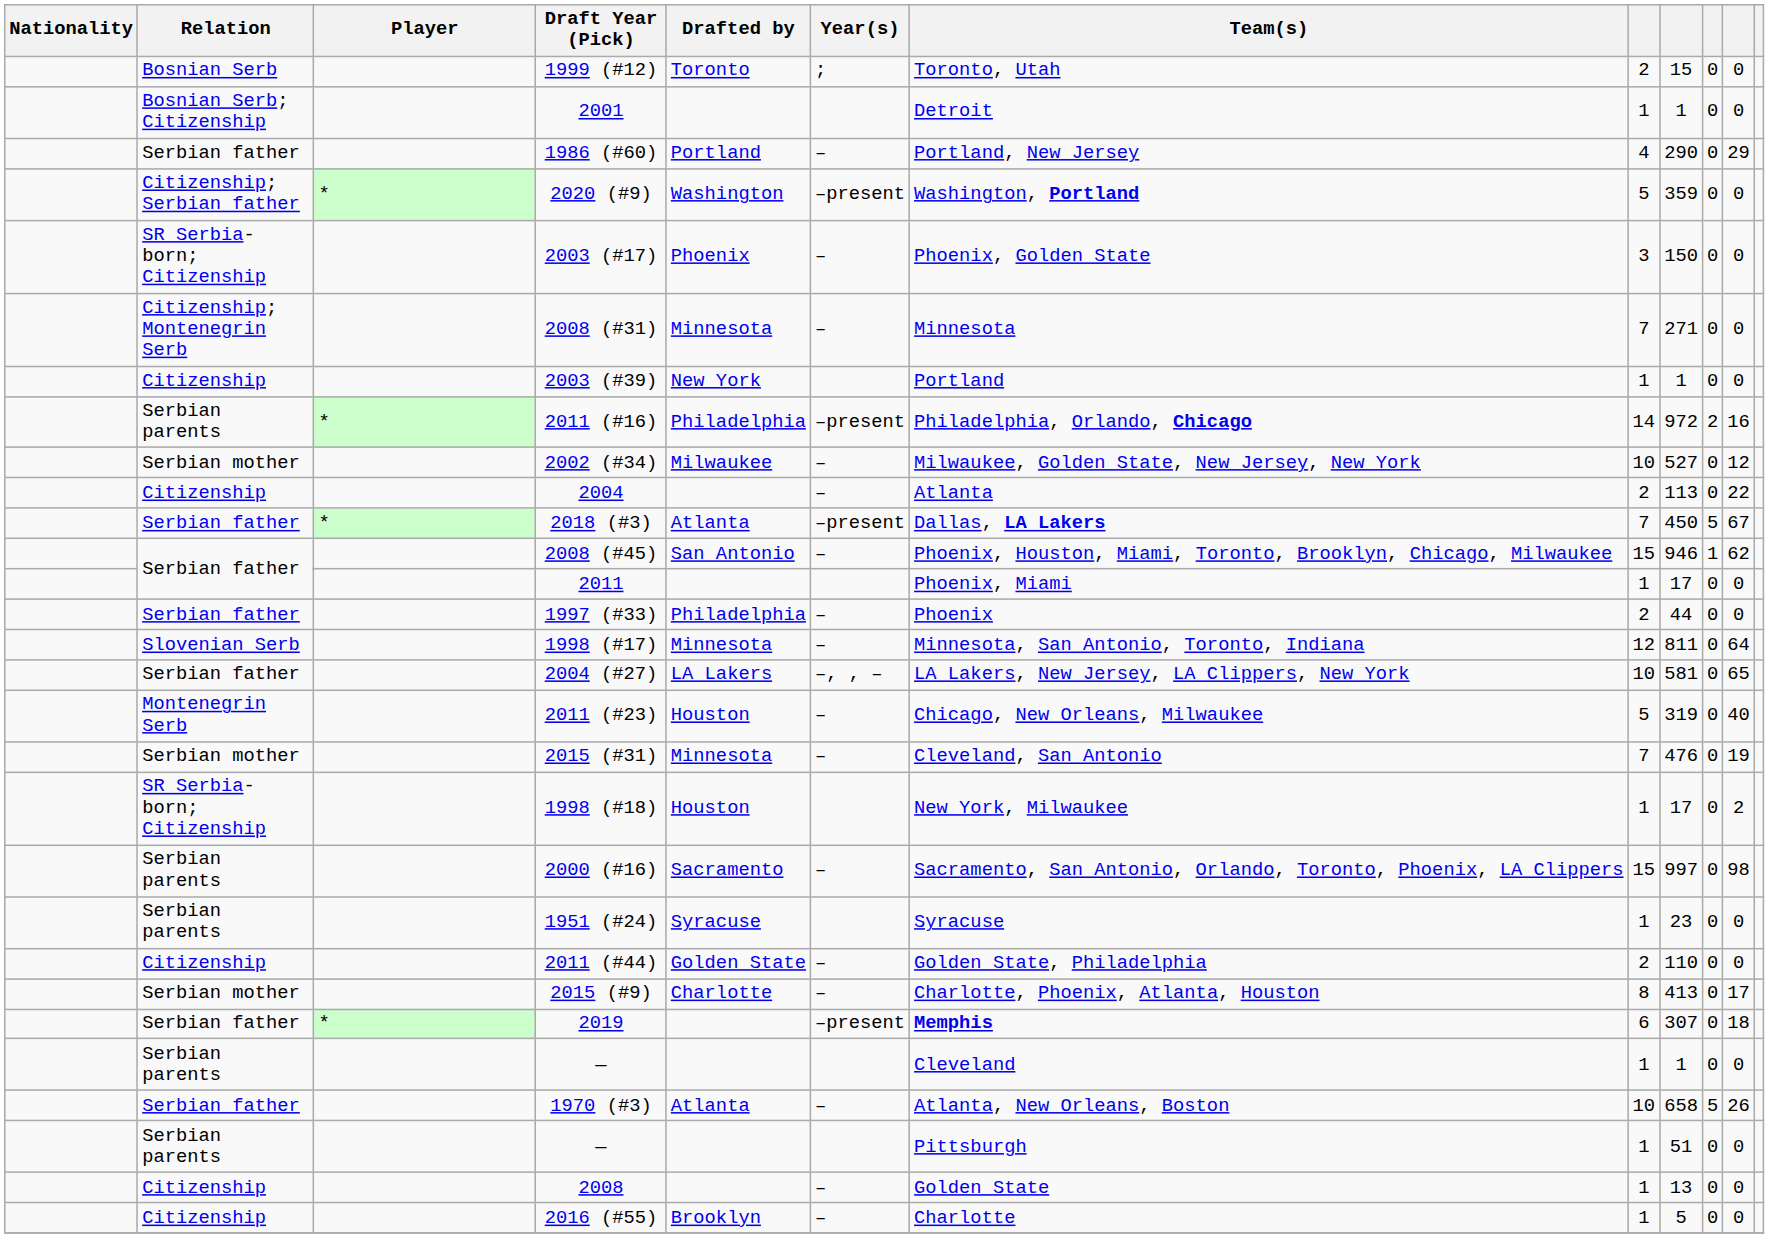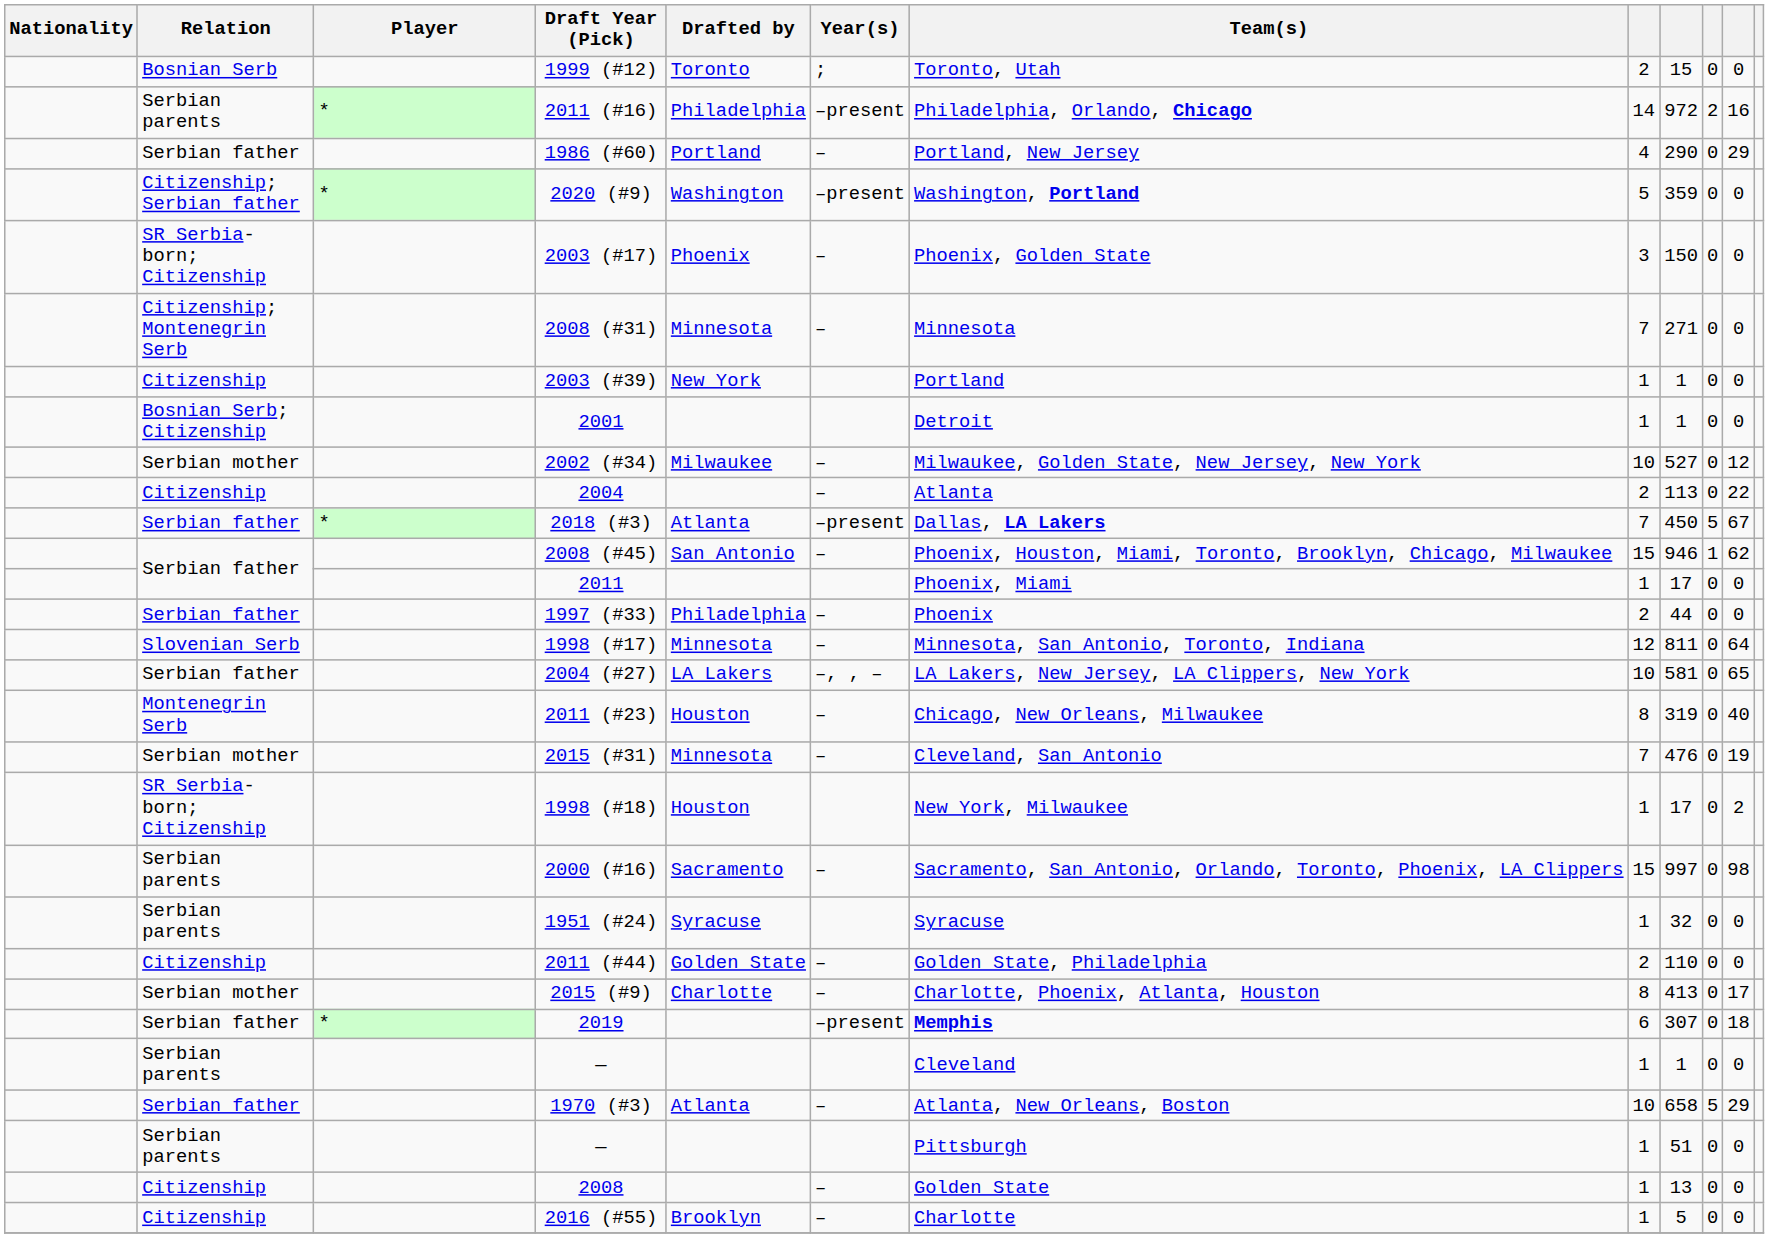rows swapped: (215, 113) <-> (182, 422)
(1644, 716) 5 -> (1644, 716) 8
(1681, 923) 23 -> (1681, 923) 32
(1739, 1106) 26 -> (1739, 1106) 29
